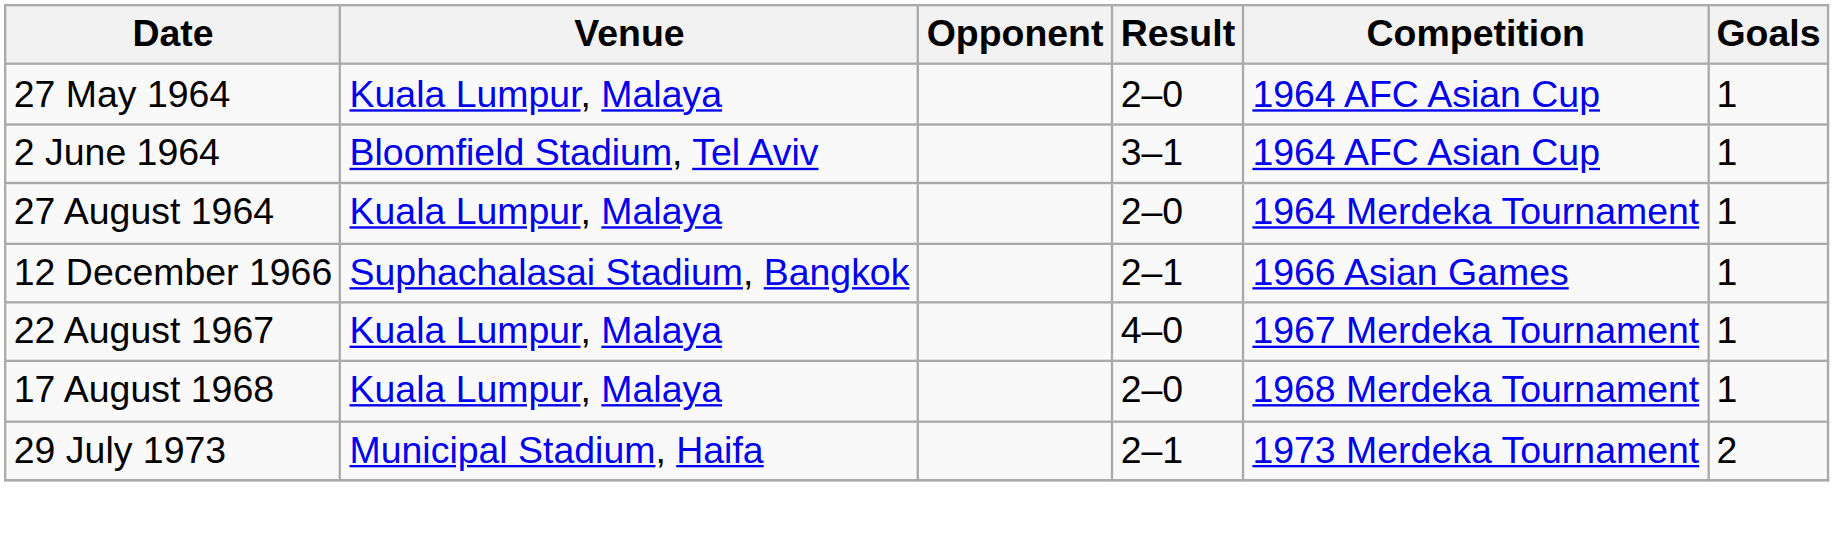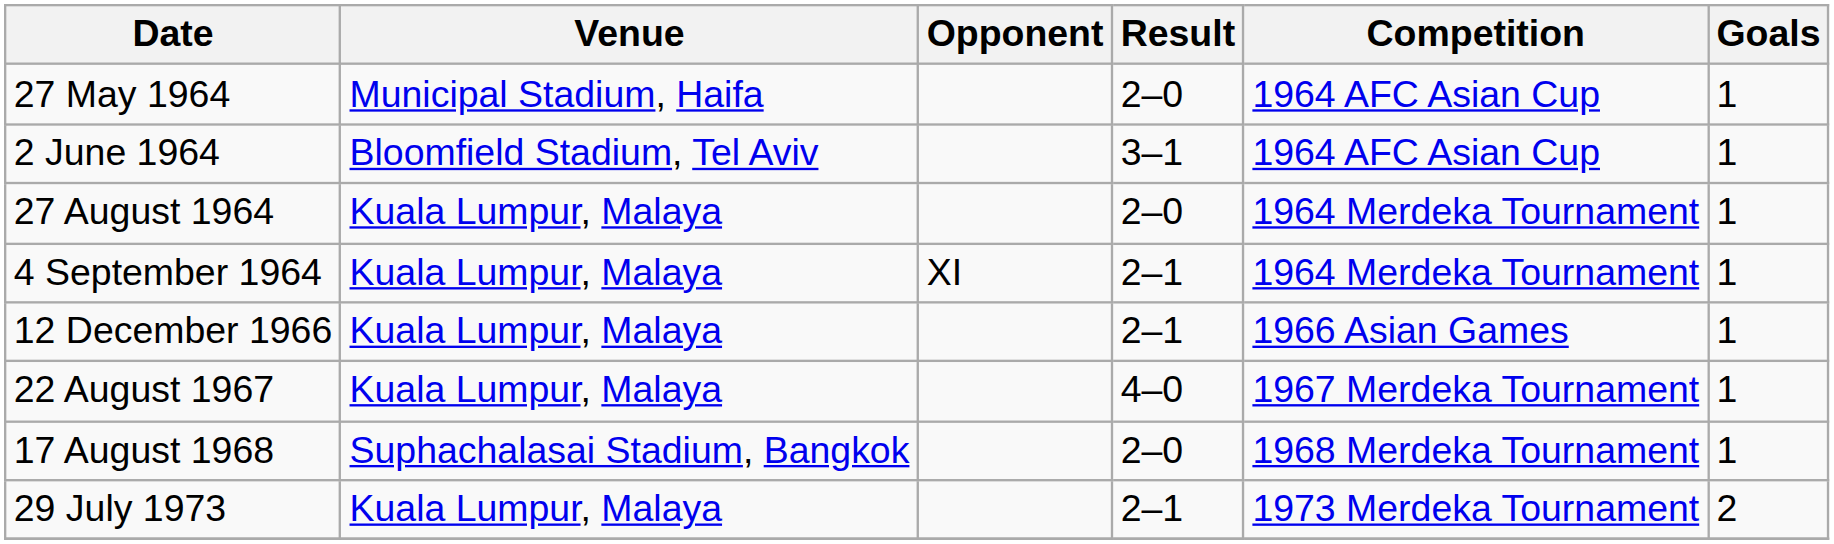(536, 93) Kuala Lumpur, Malaya -> (557, 93) Municipal Stadium, Haifa
+ row: (168, 271)
(629, 271) Suphachalasai Stadium, Bangkok -> (536, 331) Kuala Lumpur, Malaya
(536, 390) Kuala Lumpur, Malaya -> (629, 449) Suphachalasai Stadium, Bangkok
(557, 449) Municipal Stadium, Haifa -> (536, 509) Kuala Lumpur, Malaya
